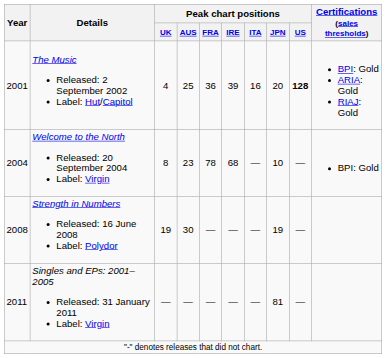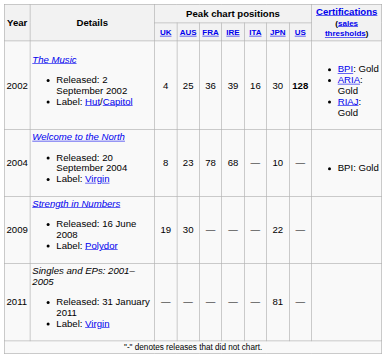(17, 85) 2001 -> (17, 85) 2002
(278, 85) 20 -> (278, 85) 30
(17, 229) 2008 -> (17, 229) 2009
(278, 229) 19 -> (278, 229) 22
